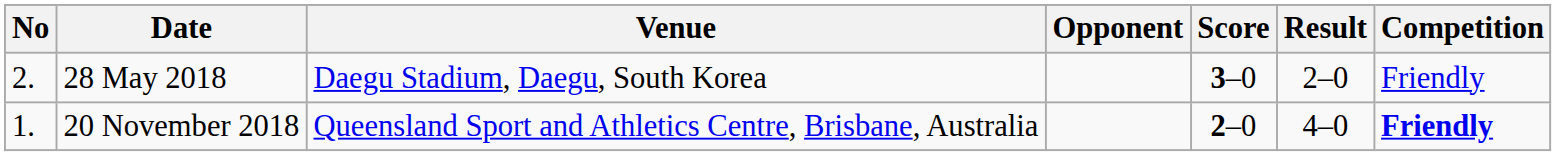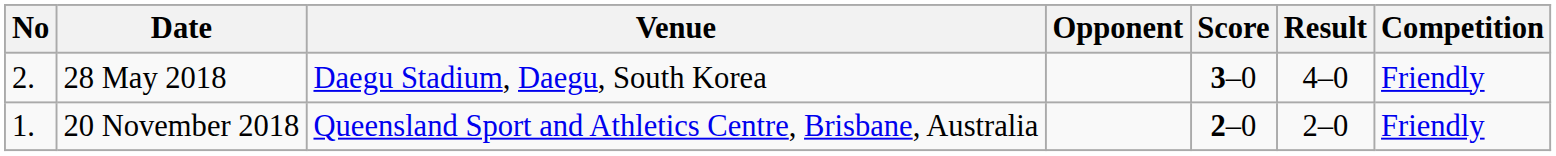(1325, 77) 2–0 -> (1325, 77) 4–0
(1325, 125) 4–0 -> (1325, 125) 2–0
(1437, 125) bold -> (1433, 125) normal
